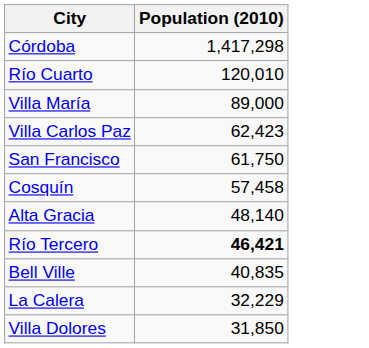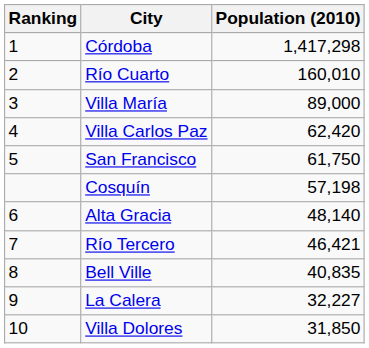+ column: (43, 18)
(252, 74) 120,010 -> (329, 74) 160,010
(257, 130) 62,423 -> (334, 130) 62,420
(257, 187) 57,458 -> (334, 187) 57,198
(257, 243) bold -> (334, 243) normal
(257, 300) 32,229 -> (334, 300) 32,227
